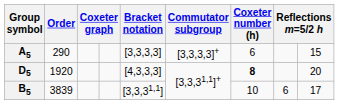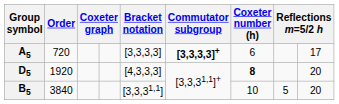(61, 53) 290 -> (61, 53) 720
(198, 53) normal -> (198, 53) bold
(316, 53) 15 -> (316, 53) 17
(61, 90) 3839 -> (61, 90) 3840
(286, 90) 6 -> (286, 90) 5
(316, 90) 17 -> (316, 90) 20
